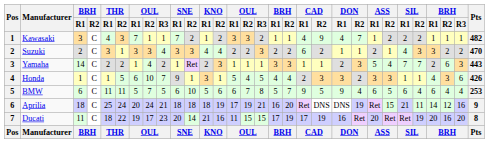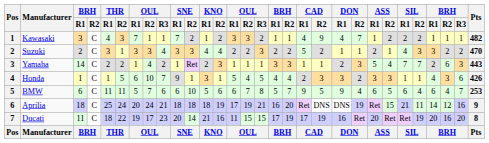(304, 51) 6 -> (304, 51) 5
(163, 91) 5 -> (163, 91) 6
(461, 91) 4 -> (461, 91) 7
